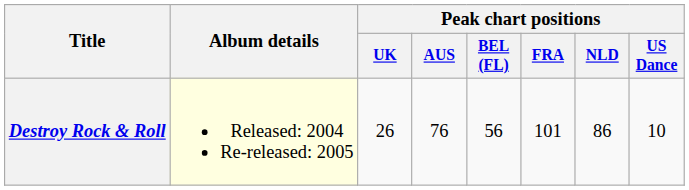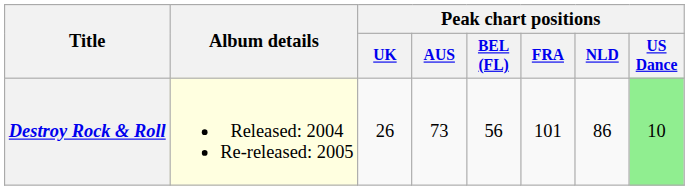(439, 131) 76 -> (439, 131) 73
(657, 131) no background -> (657, 131) lightgreen background
